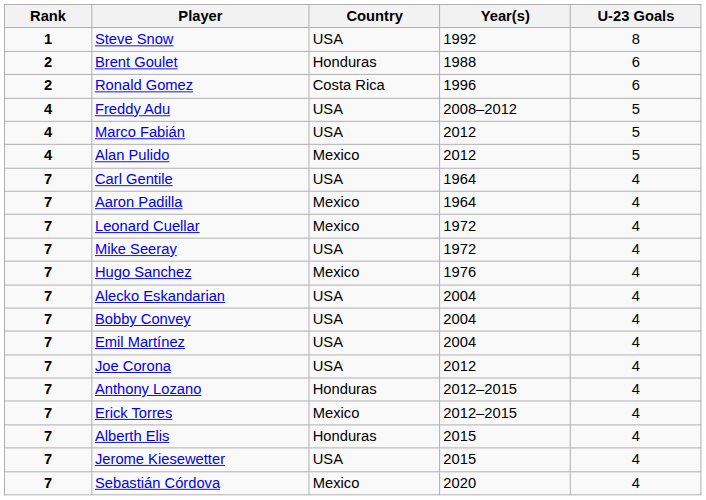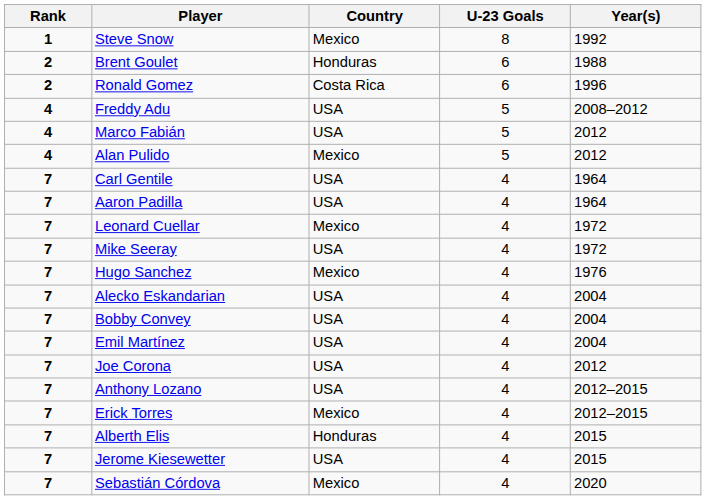columns swapped: (505, 16) <-> (636, 16)
(328, 39) USA -> (336, 39) Mexico
(336, 202) Mexico -> (328, 202) USA
(345, 389) Honduras -> (328, 389) USA
